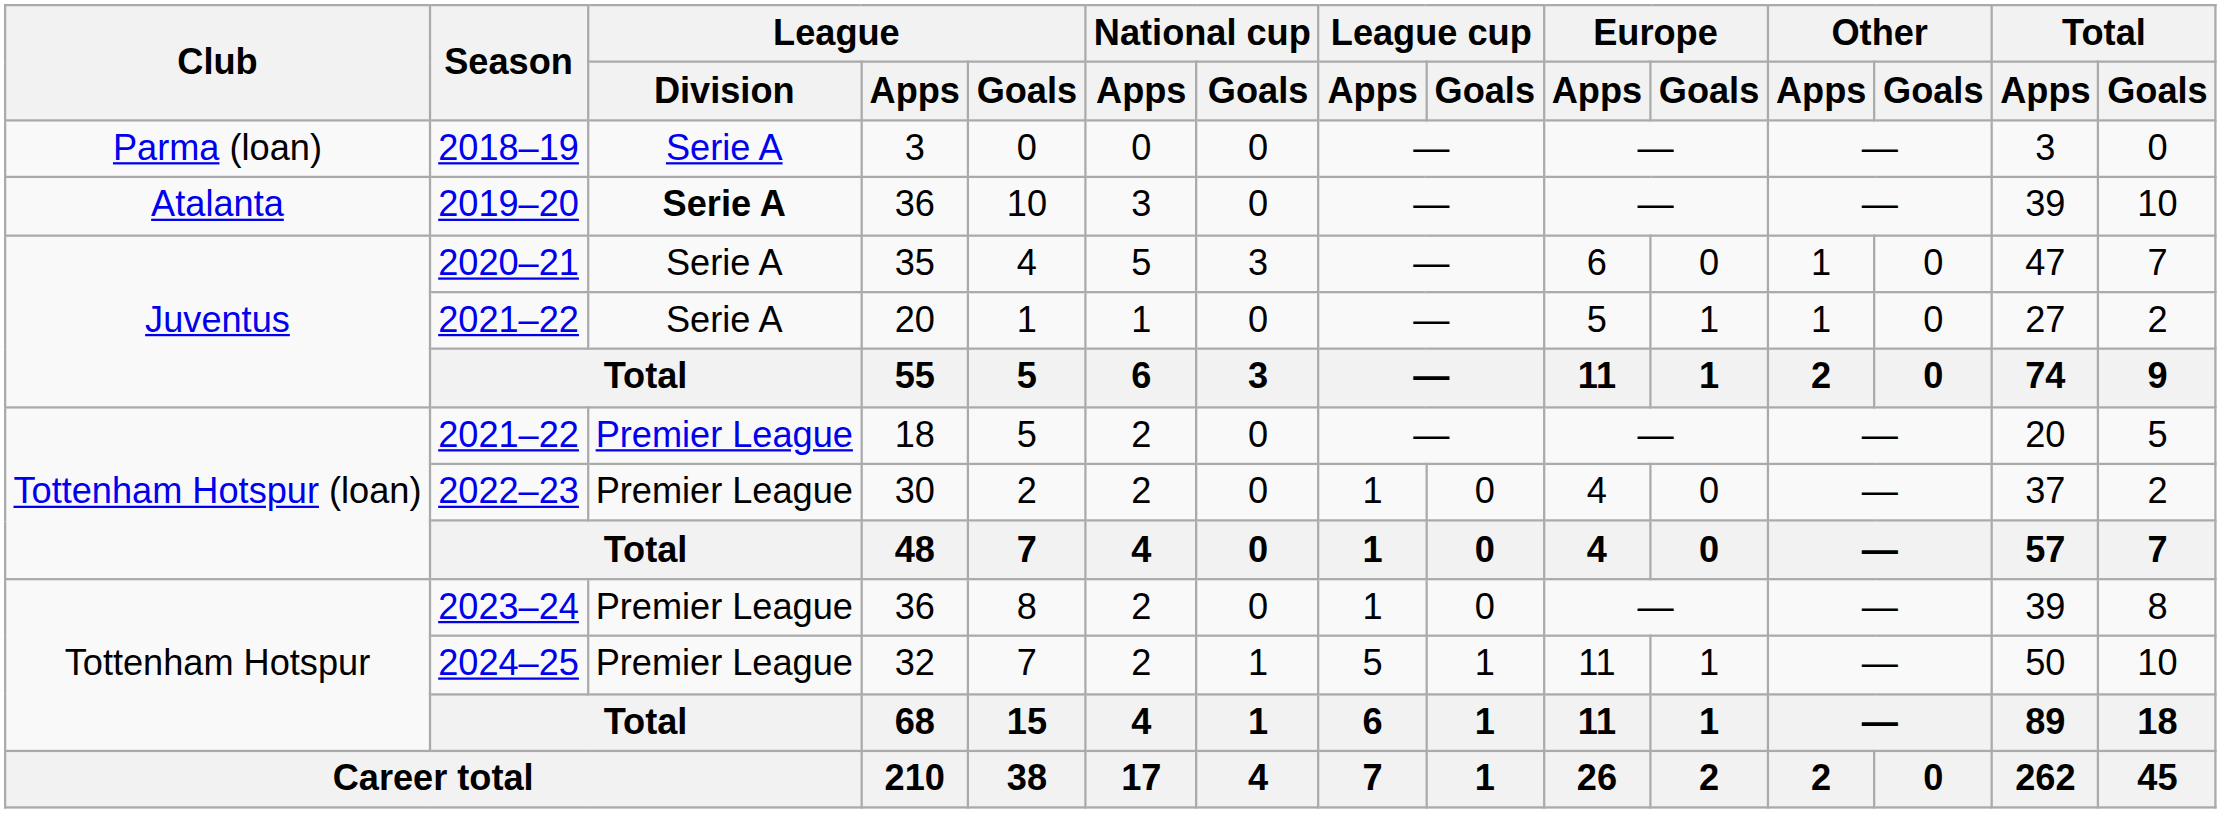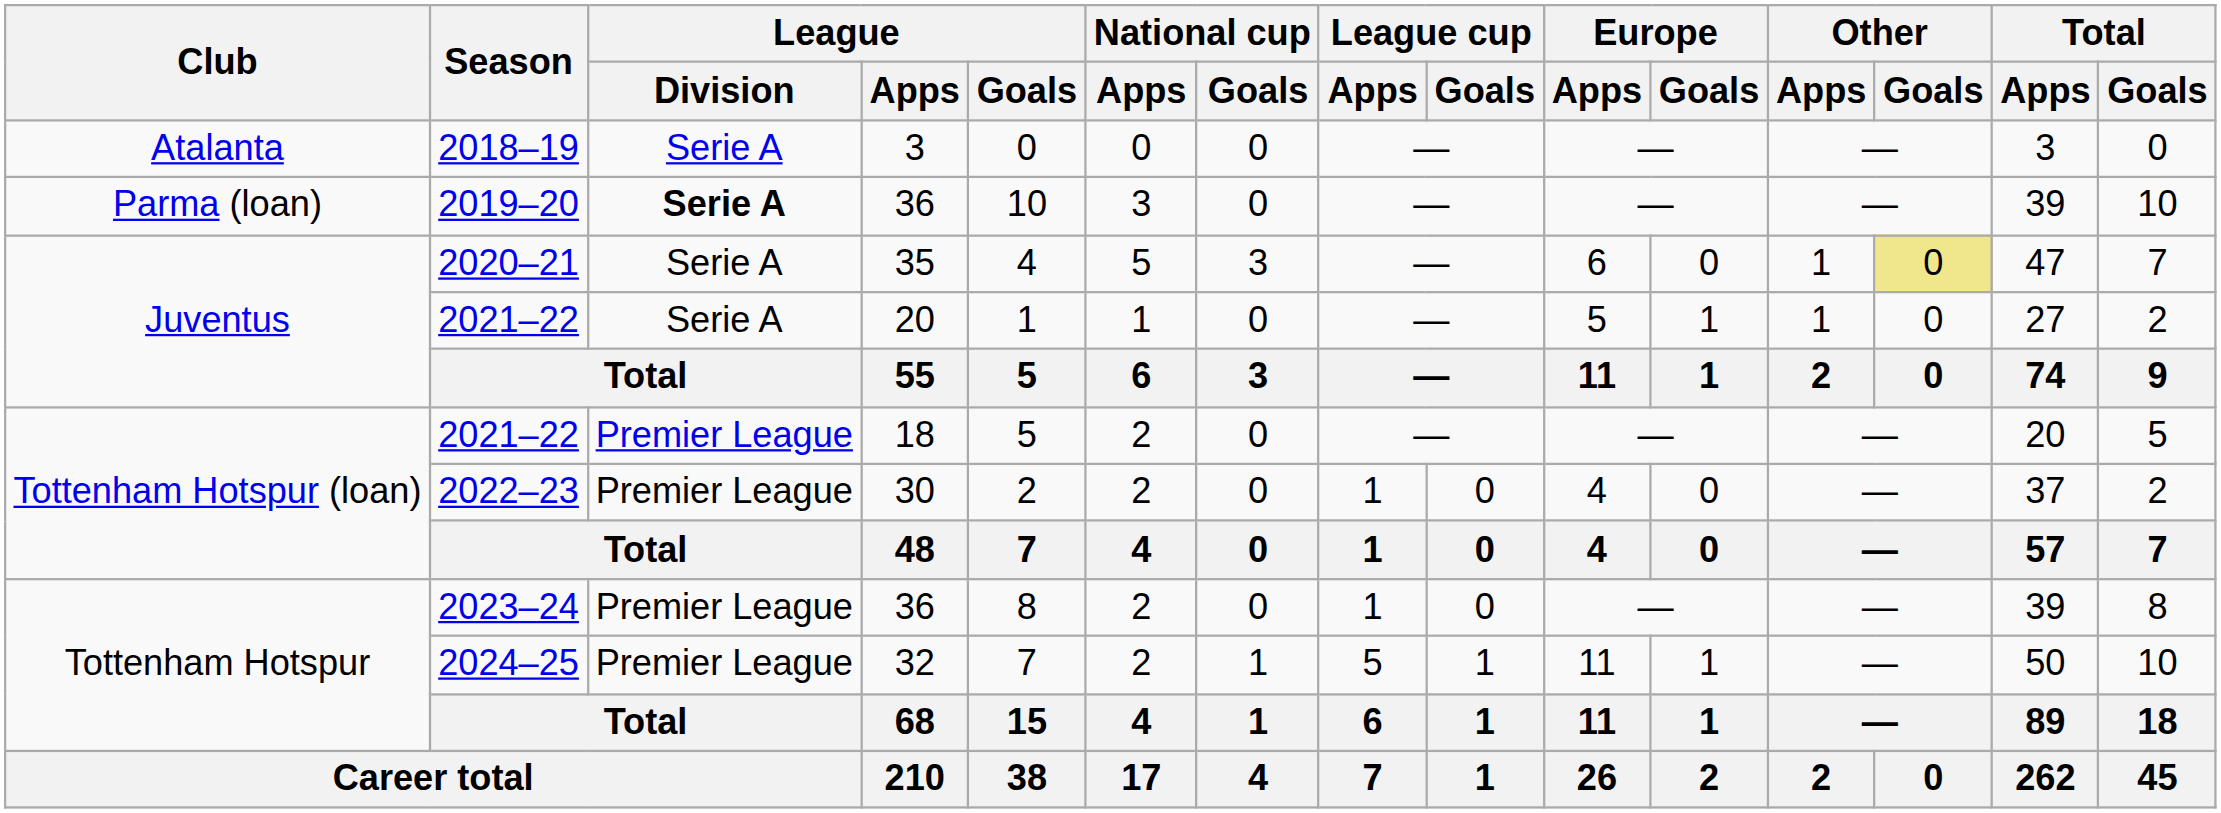(217, 147) Parma (loan) -> (217, 147) Atalanta
(217, 205) Atalanta -> (217, 205) Parma (loan)
(1933, 262) no background -> (1933, 262) khaki background
